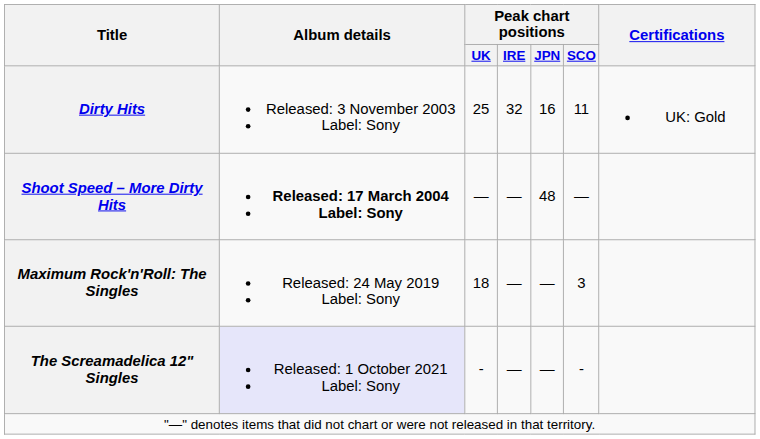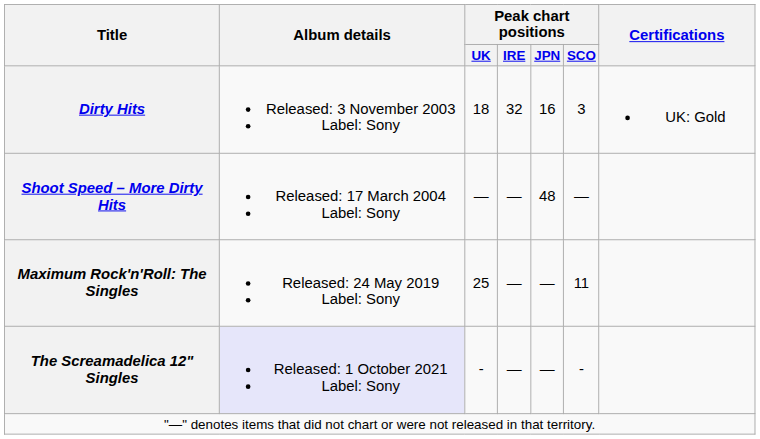(481, 109) 25 -> (481, 109) 18
(581, 109) 11 -> (581, 109) 3
(342, 205) bold -> (342, 205) normal
(481, 283) 18 -> (481, 283) 25
(581, 283) 3 -> (581, 283) 11
